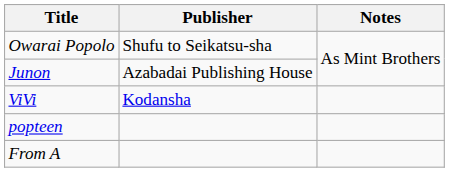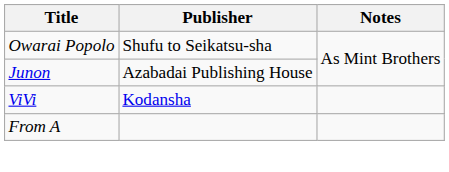- row: (36, 126)
